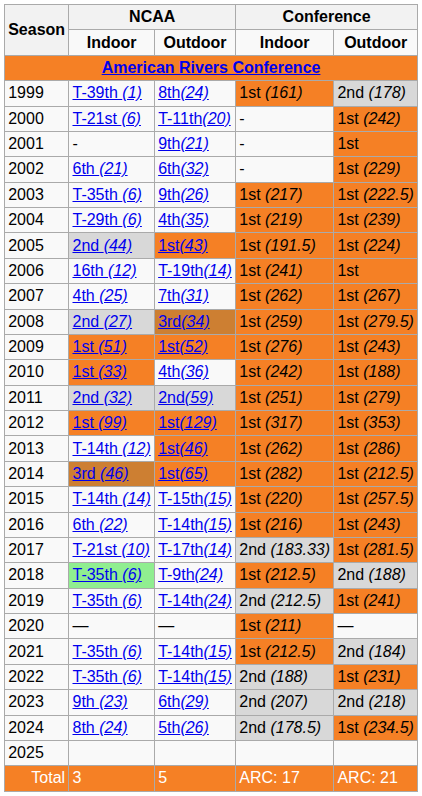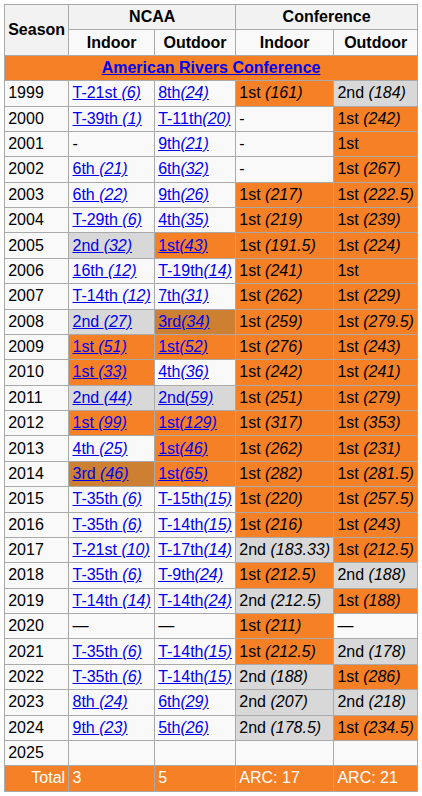(107, 93) T-39th (1) -> (107, 93) T-21st (6)
(372, 93) 2nd (178) -> (372, 93) 2nd (184)
(107, 118) T-21st (6) -> (107, 118) T-39th (1)
(369, 169) 1st (229) -> (369, 169) 1st (267)
(107, 194) T-35th (6) -> (100, 194) 6th (22)
(102, 245) 2nd (44) -> (102, 245) 2nd (32)
(100, 296) 4th (25) -> (112, 296) T-14th (12)
(369, 296) 1st (267) -> (369, 296) 1st (229)
(369, 372) 1st (188) -> (369, 372) 1st (241)
(102, 397) 2nd (32) -> (102, 397) 2nd (44)
(112, 448) T-14th (12) -> (100, 448) 4th (25)
(369, 448) 1st (286) -> (369, 448) 1st (231)
(376, 473) 1st (212.5) -> (376, 473) 1st (281.5)
(112, 499) T-14th (14) -> (107, 499) T-35th (6)
(100, 524) 6th (22) -> (107, 524) T-35th (6)
(376, 550) 1st (281.5) -> (376, 550) 1st (212.5)
(107, 575) lightgreen background -> (107, 575) no background
(107, 600) T-35th (6) -> (112, 600) T-14th (14)
(369, 600) 1st (241) -> (369, 600) 1st (188)
(372, 651) 2nd (184) -> (372, 651) 2nd (178)
(369, 676) 1st (231) -> (369, 676) 1st (286)
(100, 702) 9th (23) -> (100, 702) 8th (24)
(100, 727) 8th (24) -> (100, 727) 9th (23)
